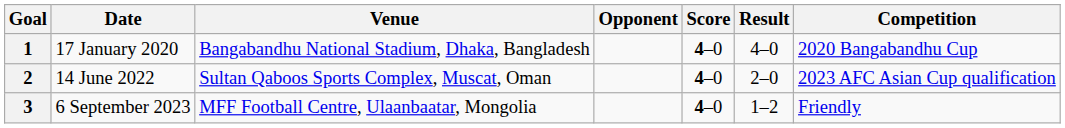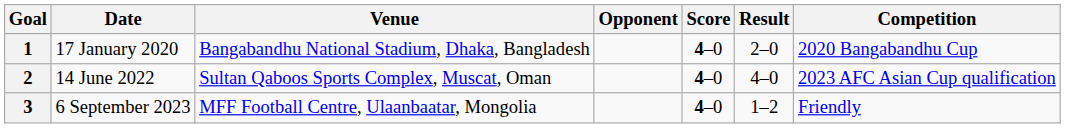(764, 48) 4–0 -> (764, 48) 2–0
(764, 78) 2–0 -> (764, 78) 4–0
